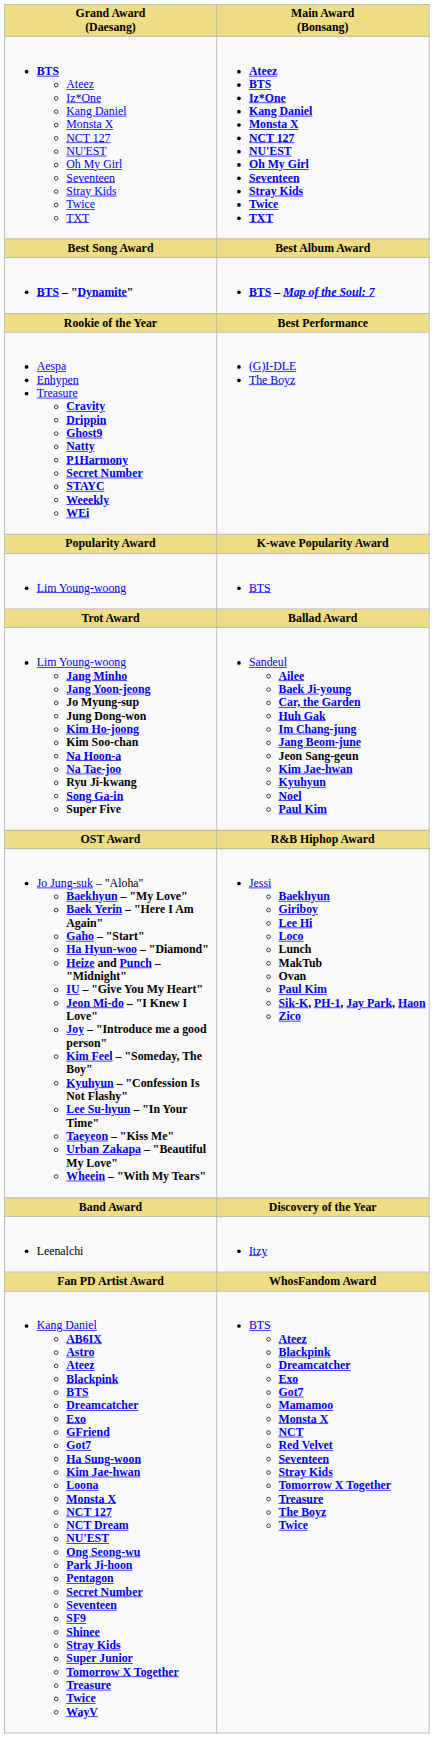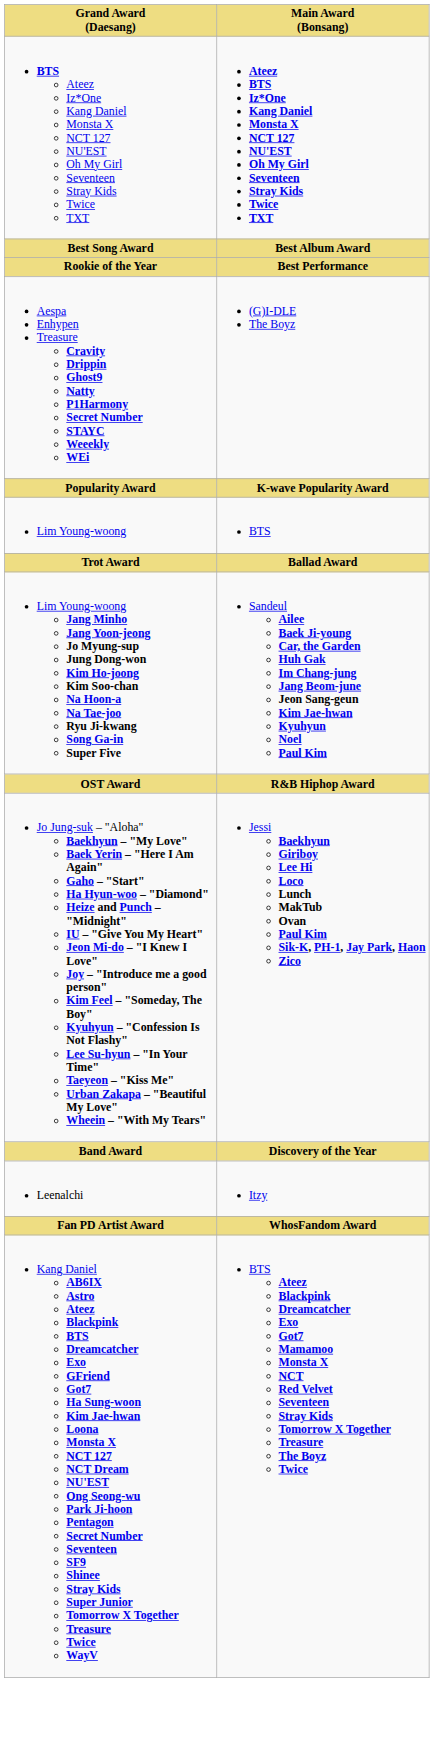- row: (110, 292)
